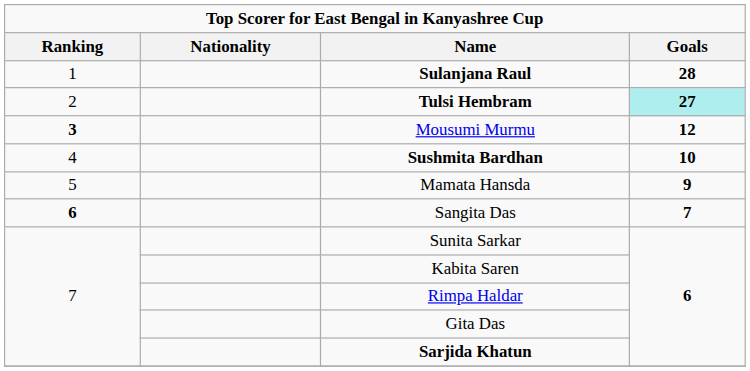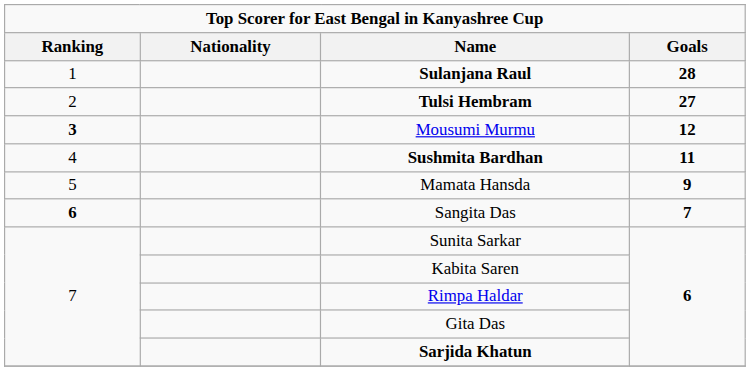(687, 102) paleturquoise background -> (687, 102) no background
(687, 157) 10 -> (687, 157) 11
